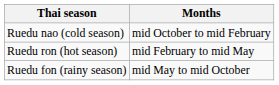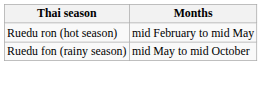- row: (65, 32)
